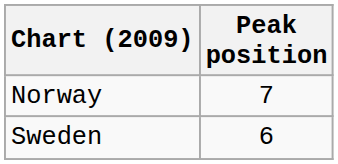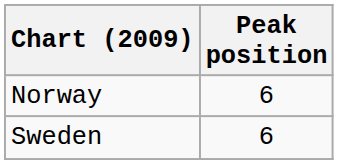(266, 96) 7 -> (266, 96) 6
